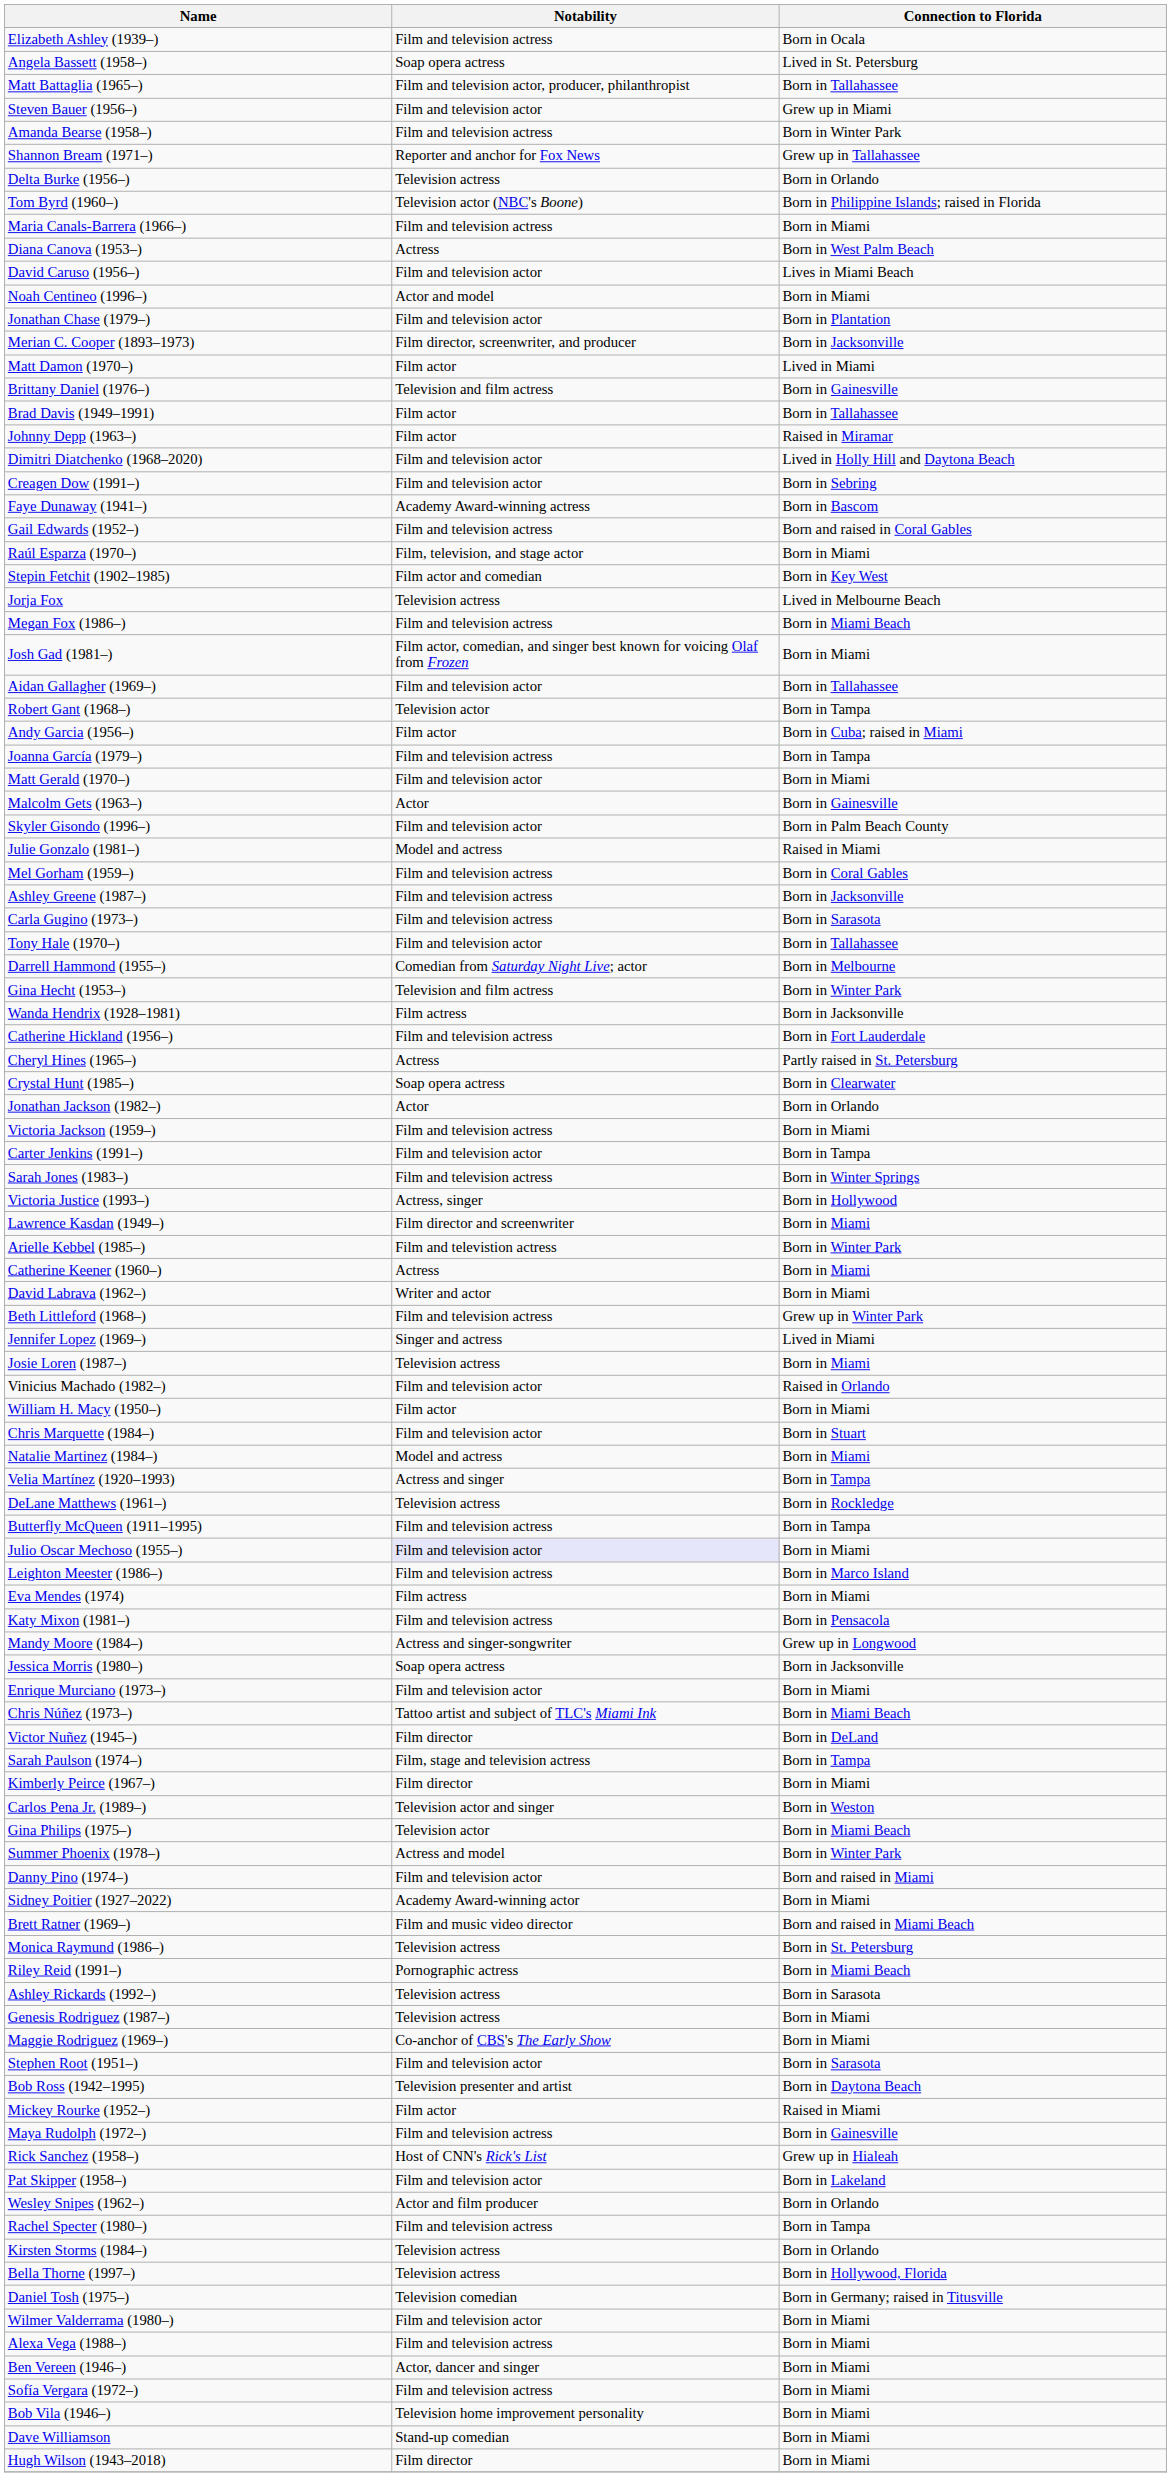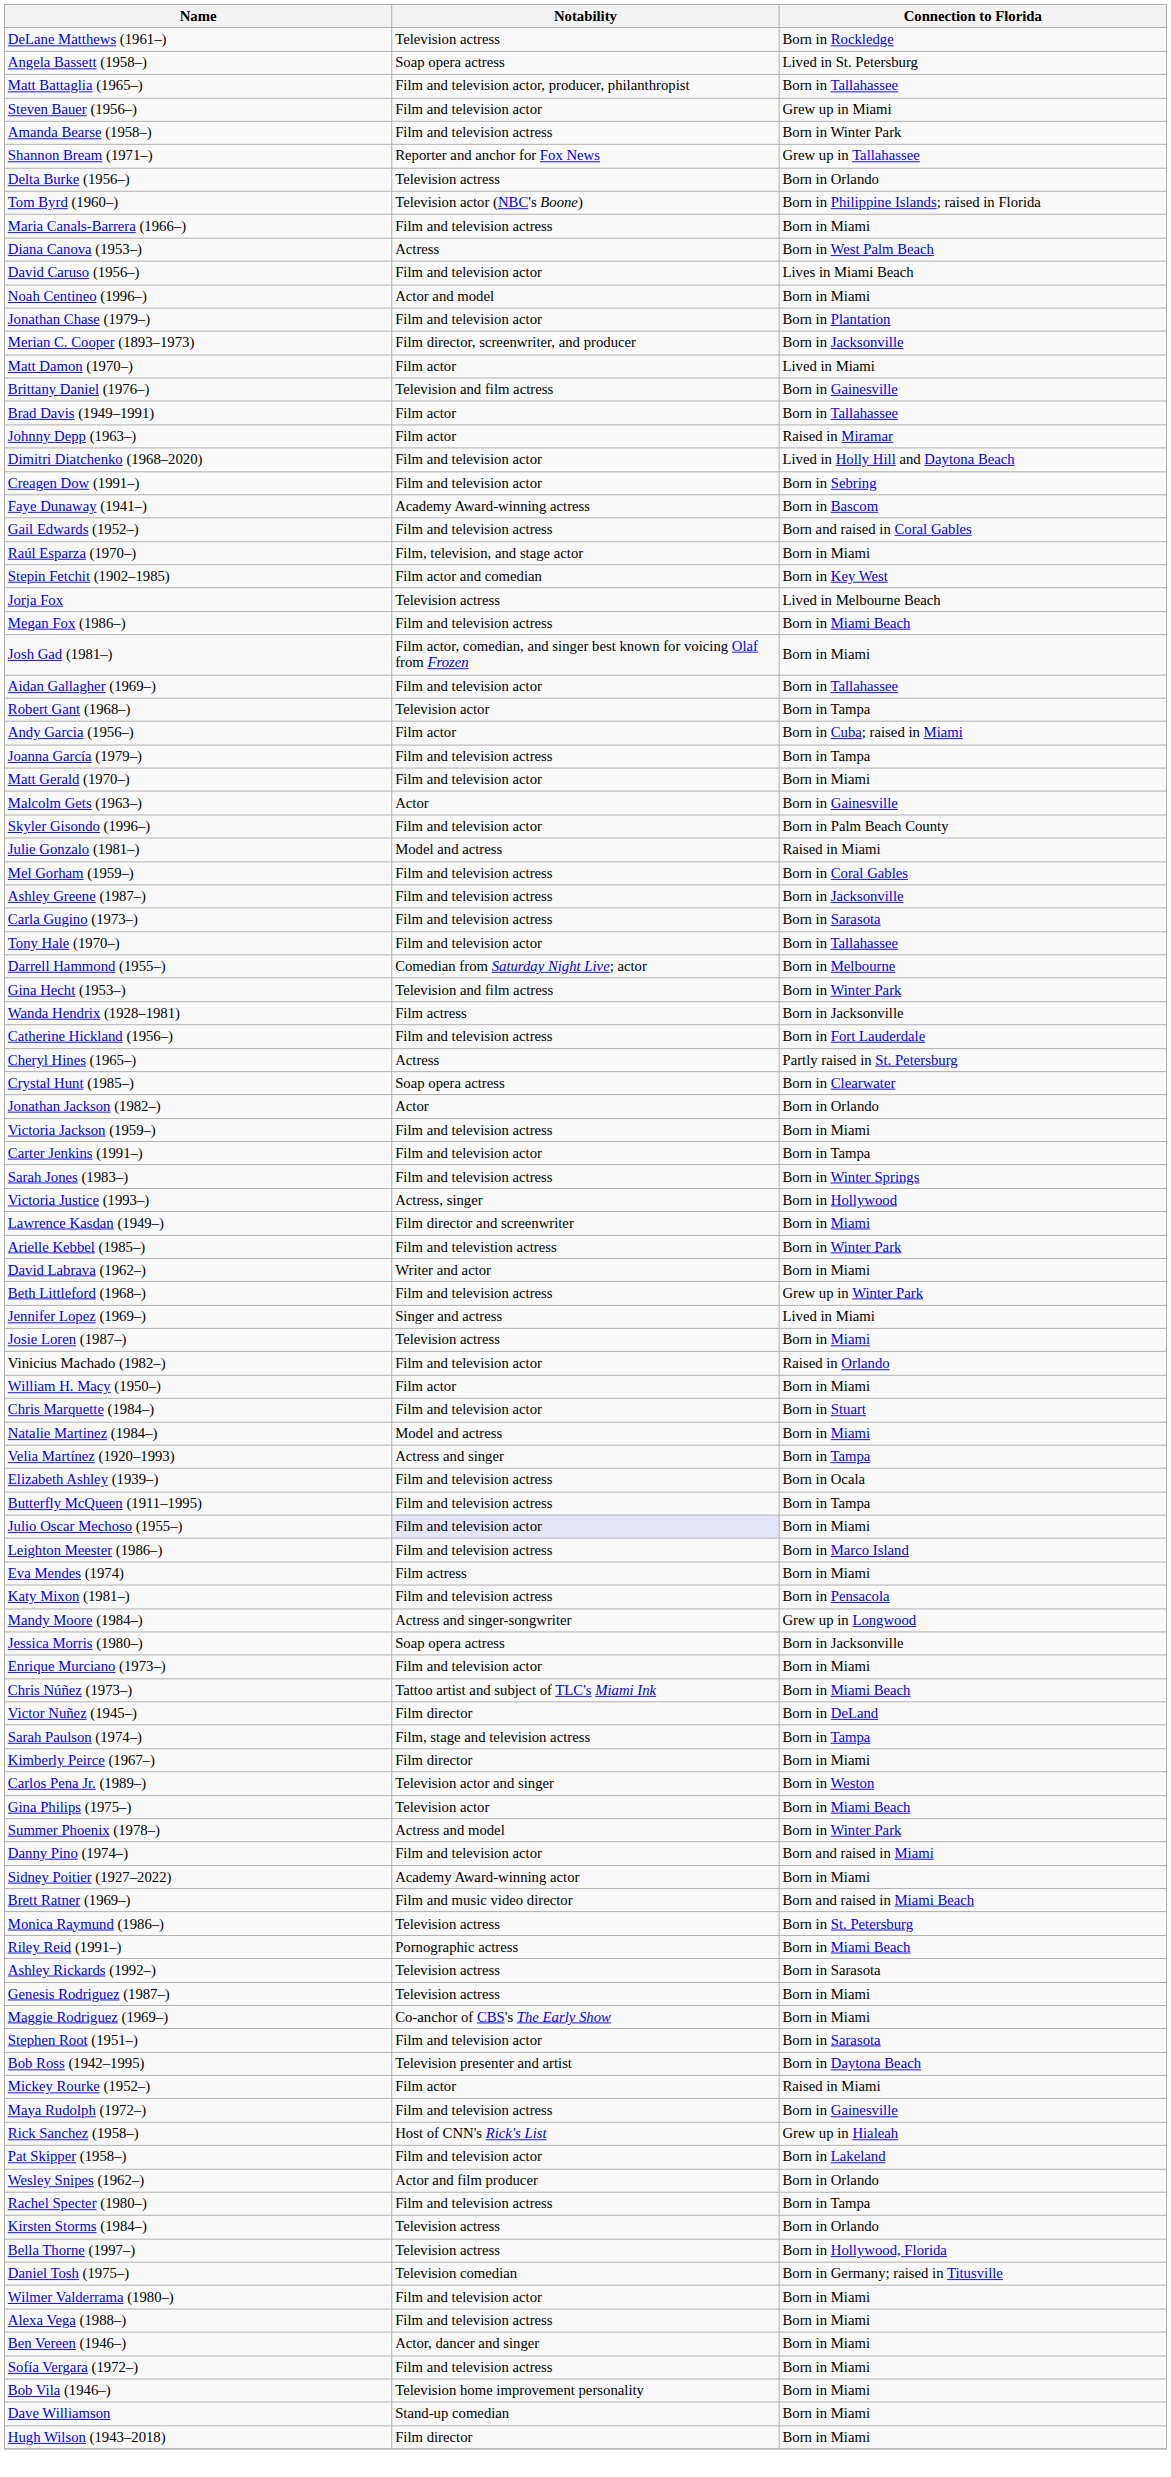rows swapped: (83, 39) <-> (87, 1503)
- row: (85, 1270)
